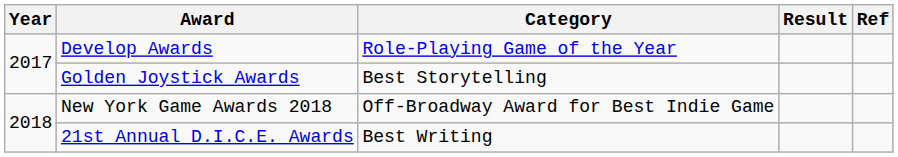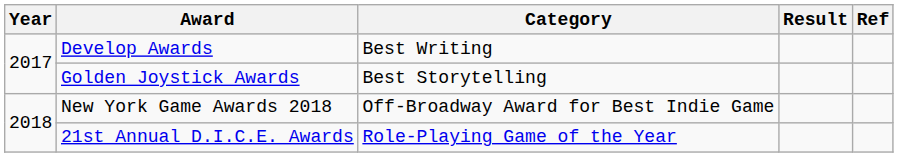(520, 49) Role-Playing Game of the Year -> (427, 49) Best Writing
(427, 137) Best Writing -> (520, 137) Role-Playing Game of the Year
